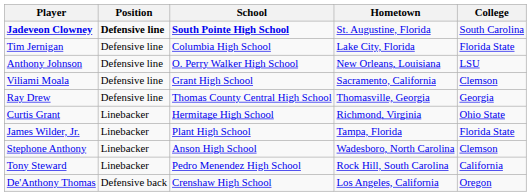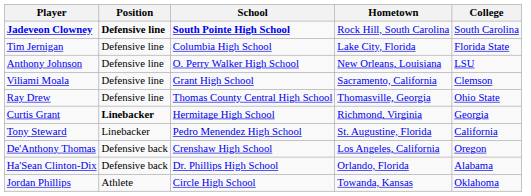(384, 30) St. Augustine, Florida -> (393, 30) Rock Hill, South Carolina
(477, 98) Georgia -> (477, 98) Ohio State
(125, 115) normal -> (128, 115) bold
(482, 115) Ohio State -> (471, 115) Georgia
- row: (43, 132)
- row: (47, 149)
(393, 166) Rock Hill, South Carolina -> (384, 132) St. Augustine, Florida
+ row: (52, 166)
+ row: (39, 183)
